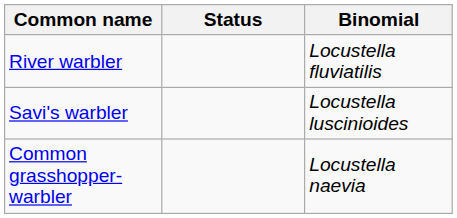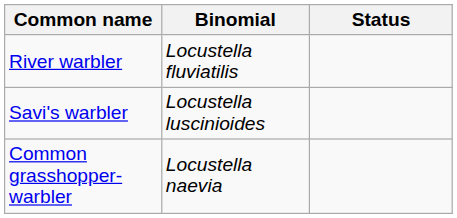columns swapped: (379, 19) <-> (233, 19)
